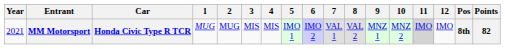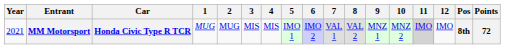(486, 31) 82 -> (486, 31) 72
